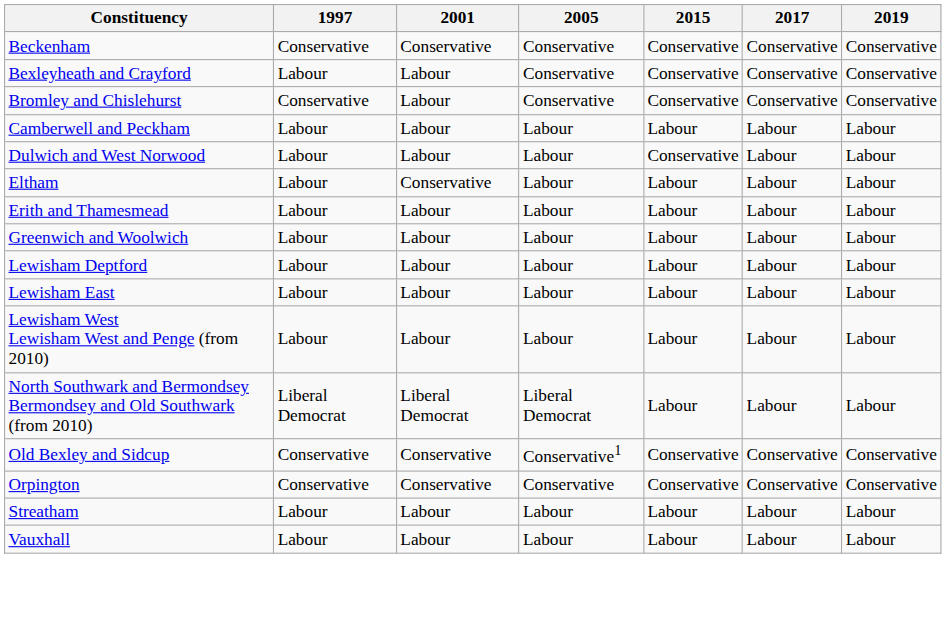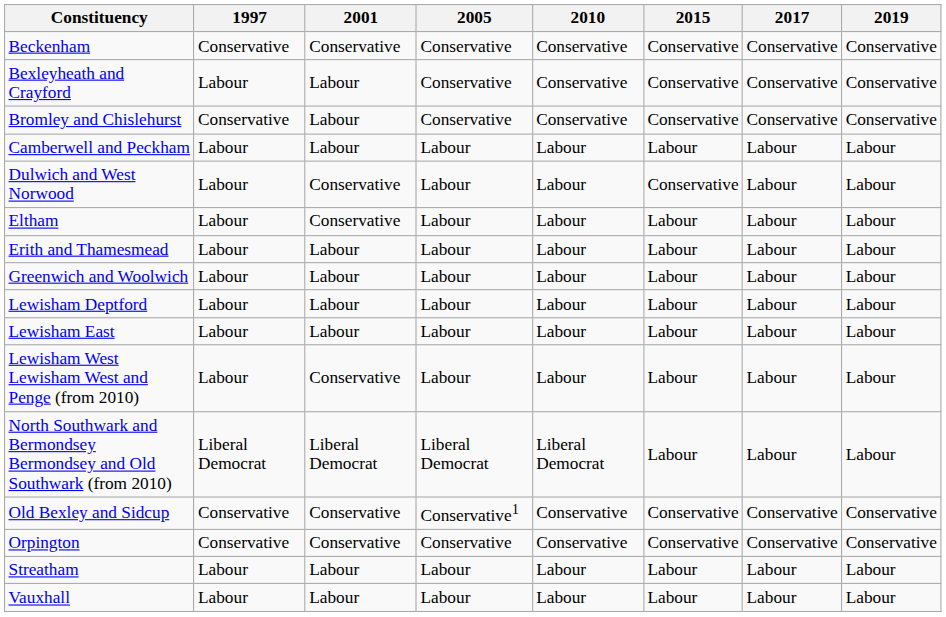+ column: (588, 18)
(425, 155) Labour -> (355, 184) Conservative
(425, 339) Labour -> (355, 377) Conservative
